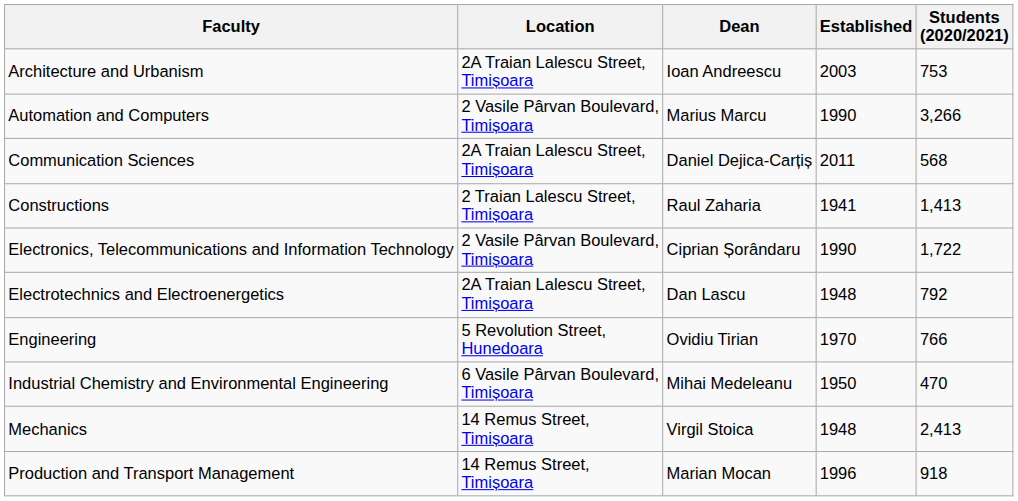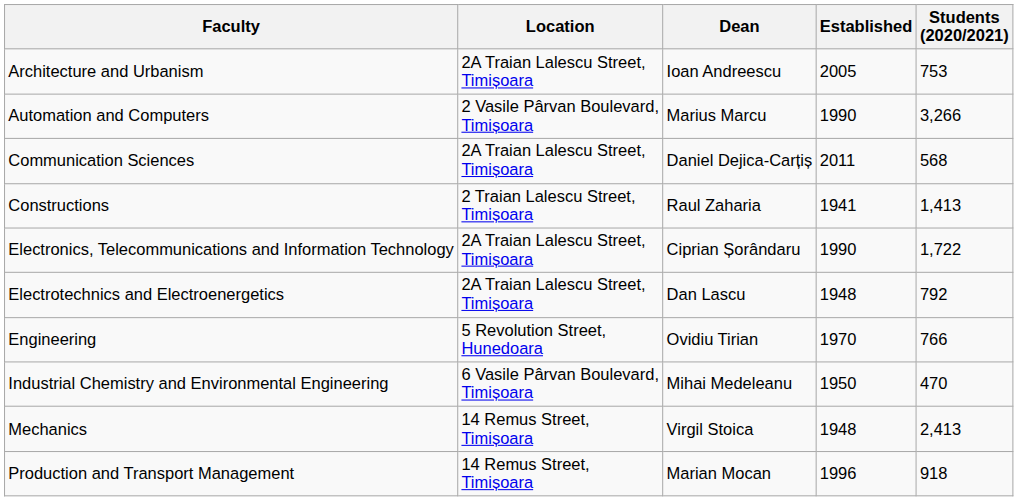(838, 71) 2003 -> (838, 71) 2005
(560, 250) 2 Vasile Pârvan Boulevard, Timișoara -> (553, 250) 2A Traian Lalescu Street, Timișoara
